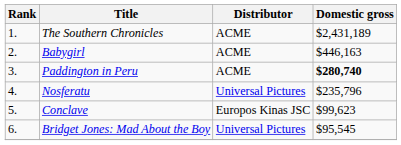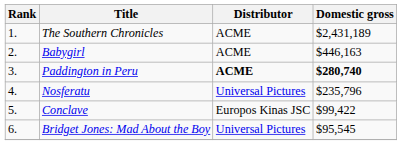(233, 71) normal -> (234, 71) bold
(336, 110) $99,623 -> (336, 110) $99,422
